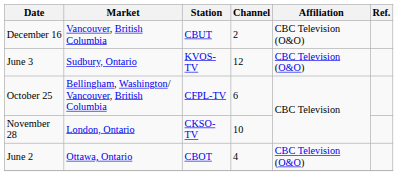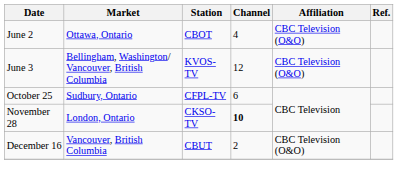rows swapped: (20, 157) <-> (34, 34)
(102, 62) Sudbury, Ontario -> (118, 68) Bellingham, Washington/ Vancouver, British Columbia
(118, 95) Bellingham, Washington/ Vancouver, British Columbia -> (102, 95) Sudbury, Ontario
(238, 129) normal -> (238, 117) bold
